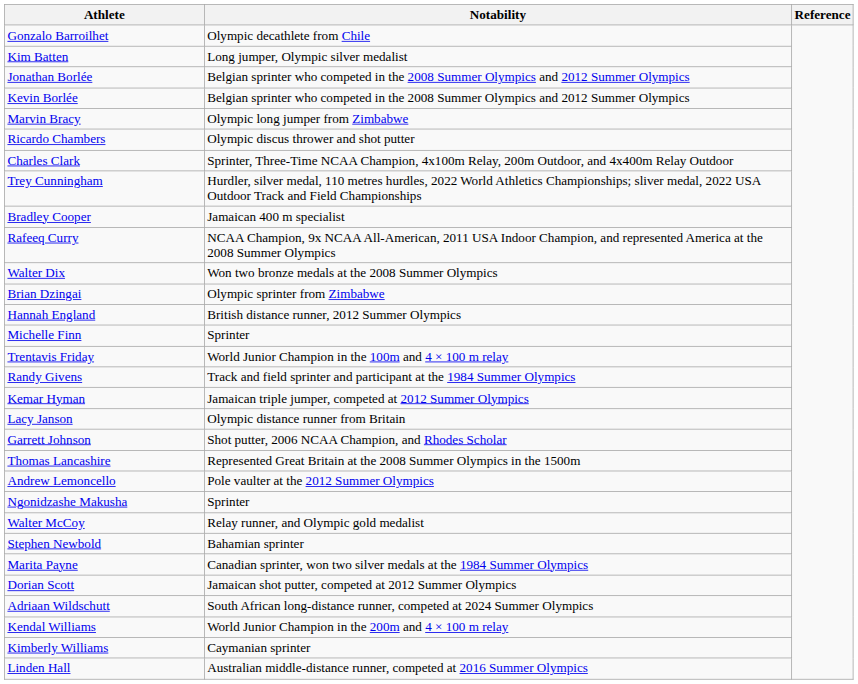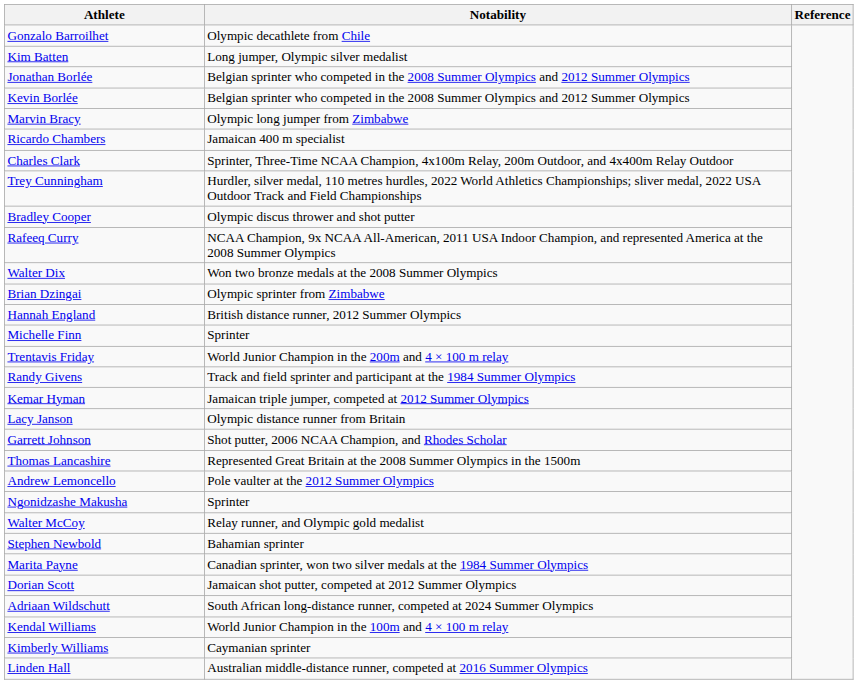(311, 139) Olympic discus thrower and shot putter -> (276, 139) Jamaican 400 m specialist
(276, 216) Jamaican 400 m specialist -> (311, 216) Olympic discus thrower and shot putter
(358, 356) World Junior Champion in the 100m and 4 × 100 m relay -> (358, 356) World Junior Champion in the 200m and 4 × 100 m relay
(358, 627) World Junior Champion in the 200m and 4 × 100 m relay -> (358, 627) World Junior Champion in the 100m and 4 × 100 m relay
